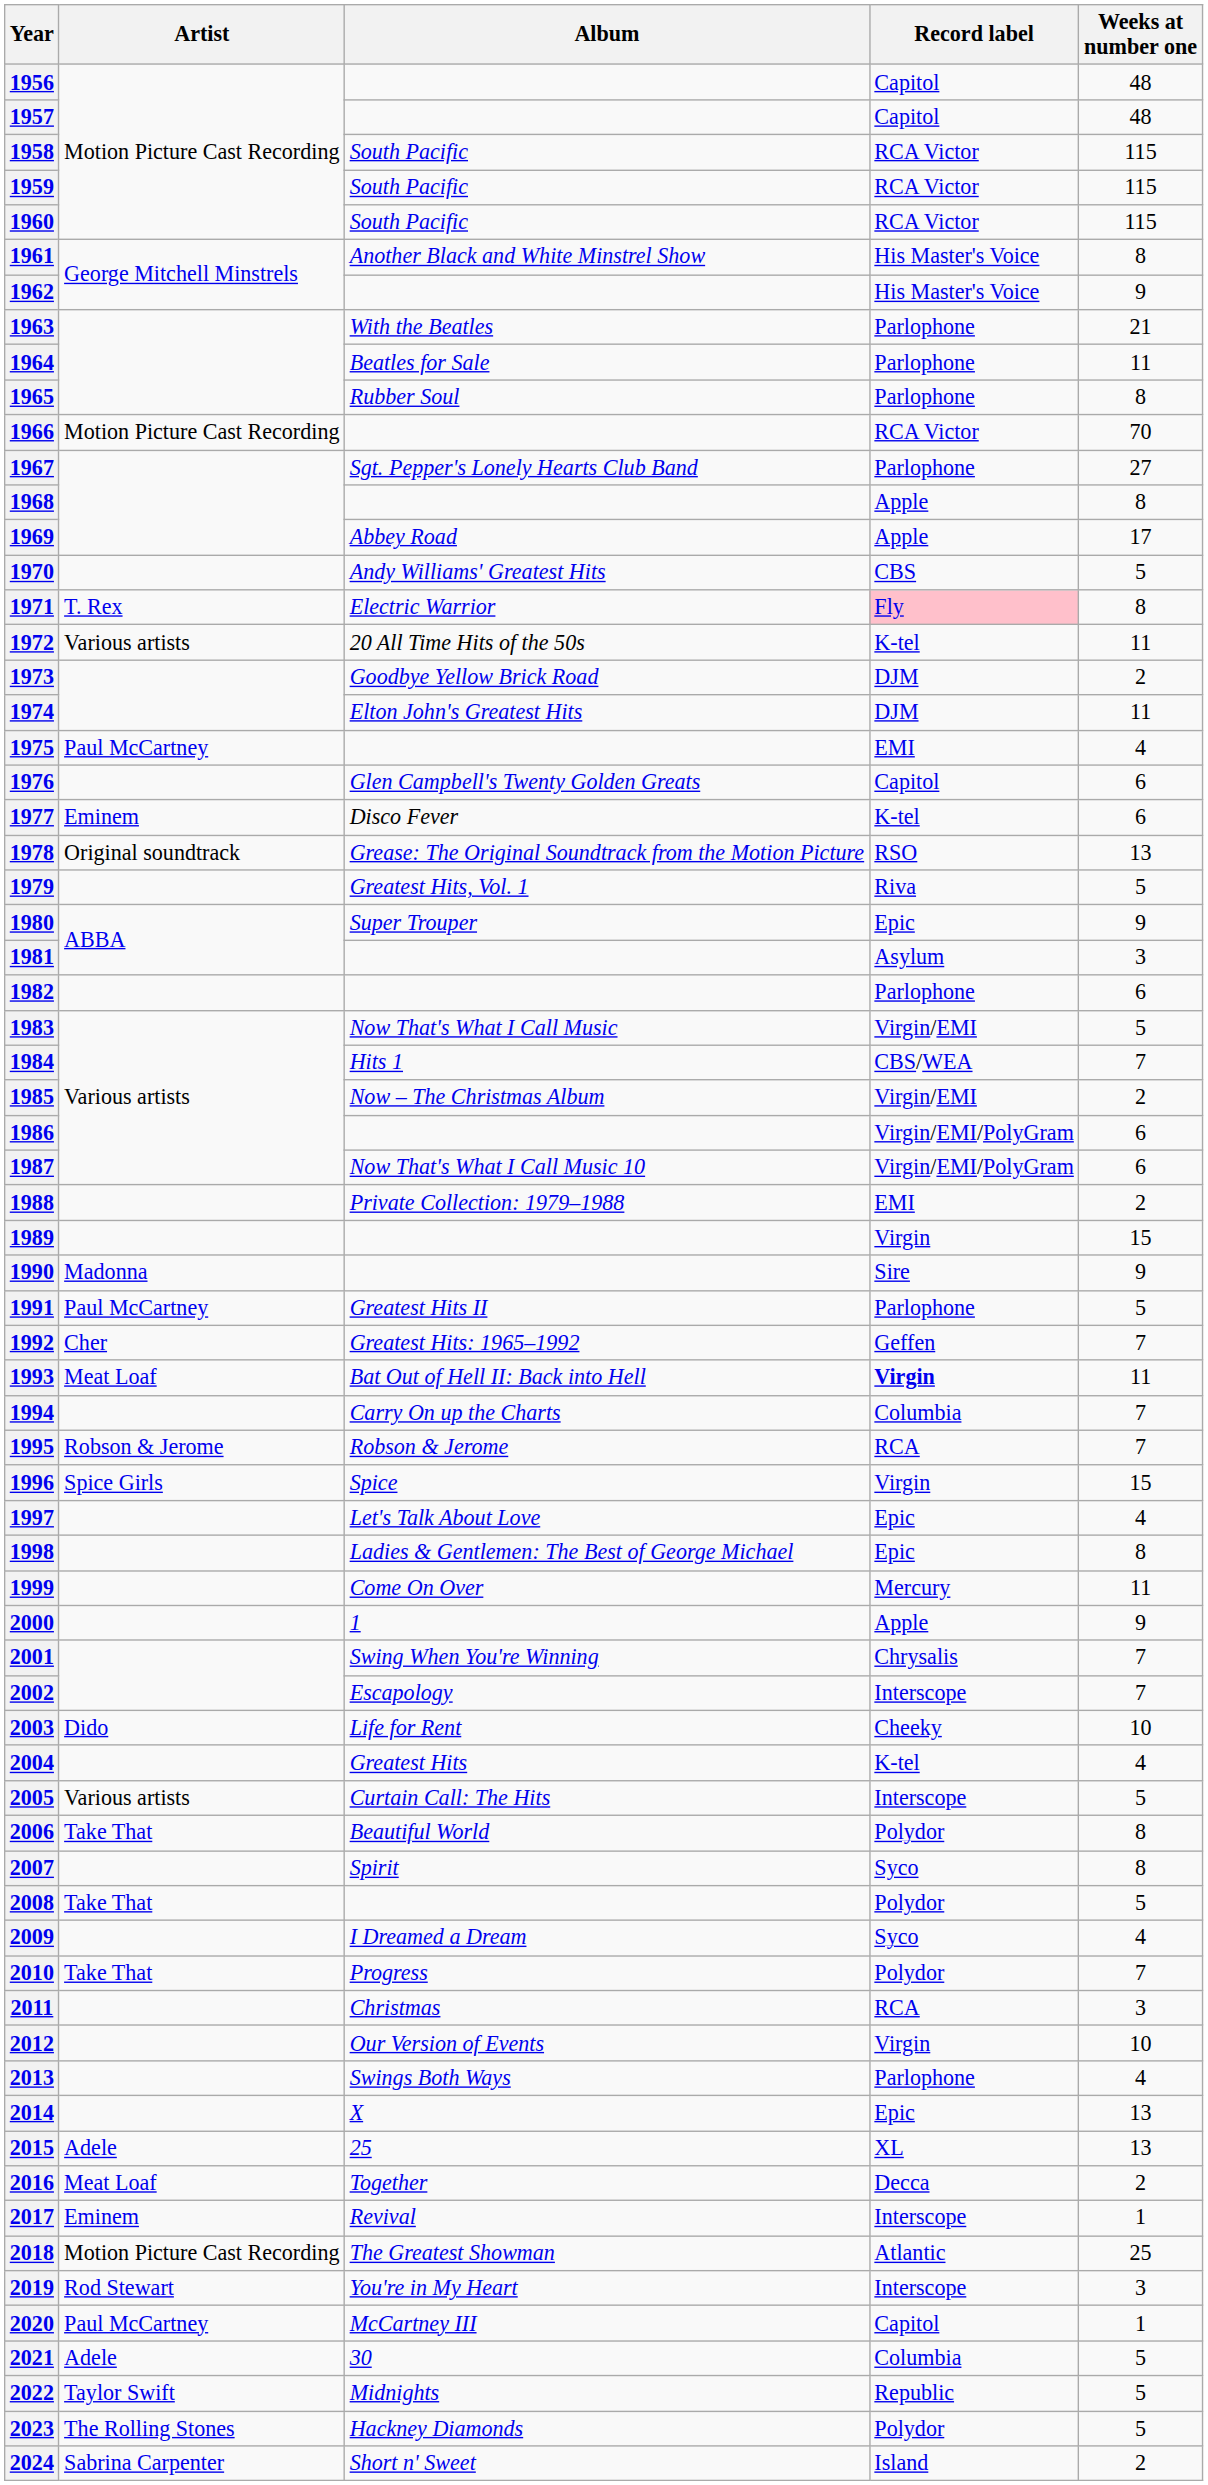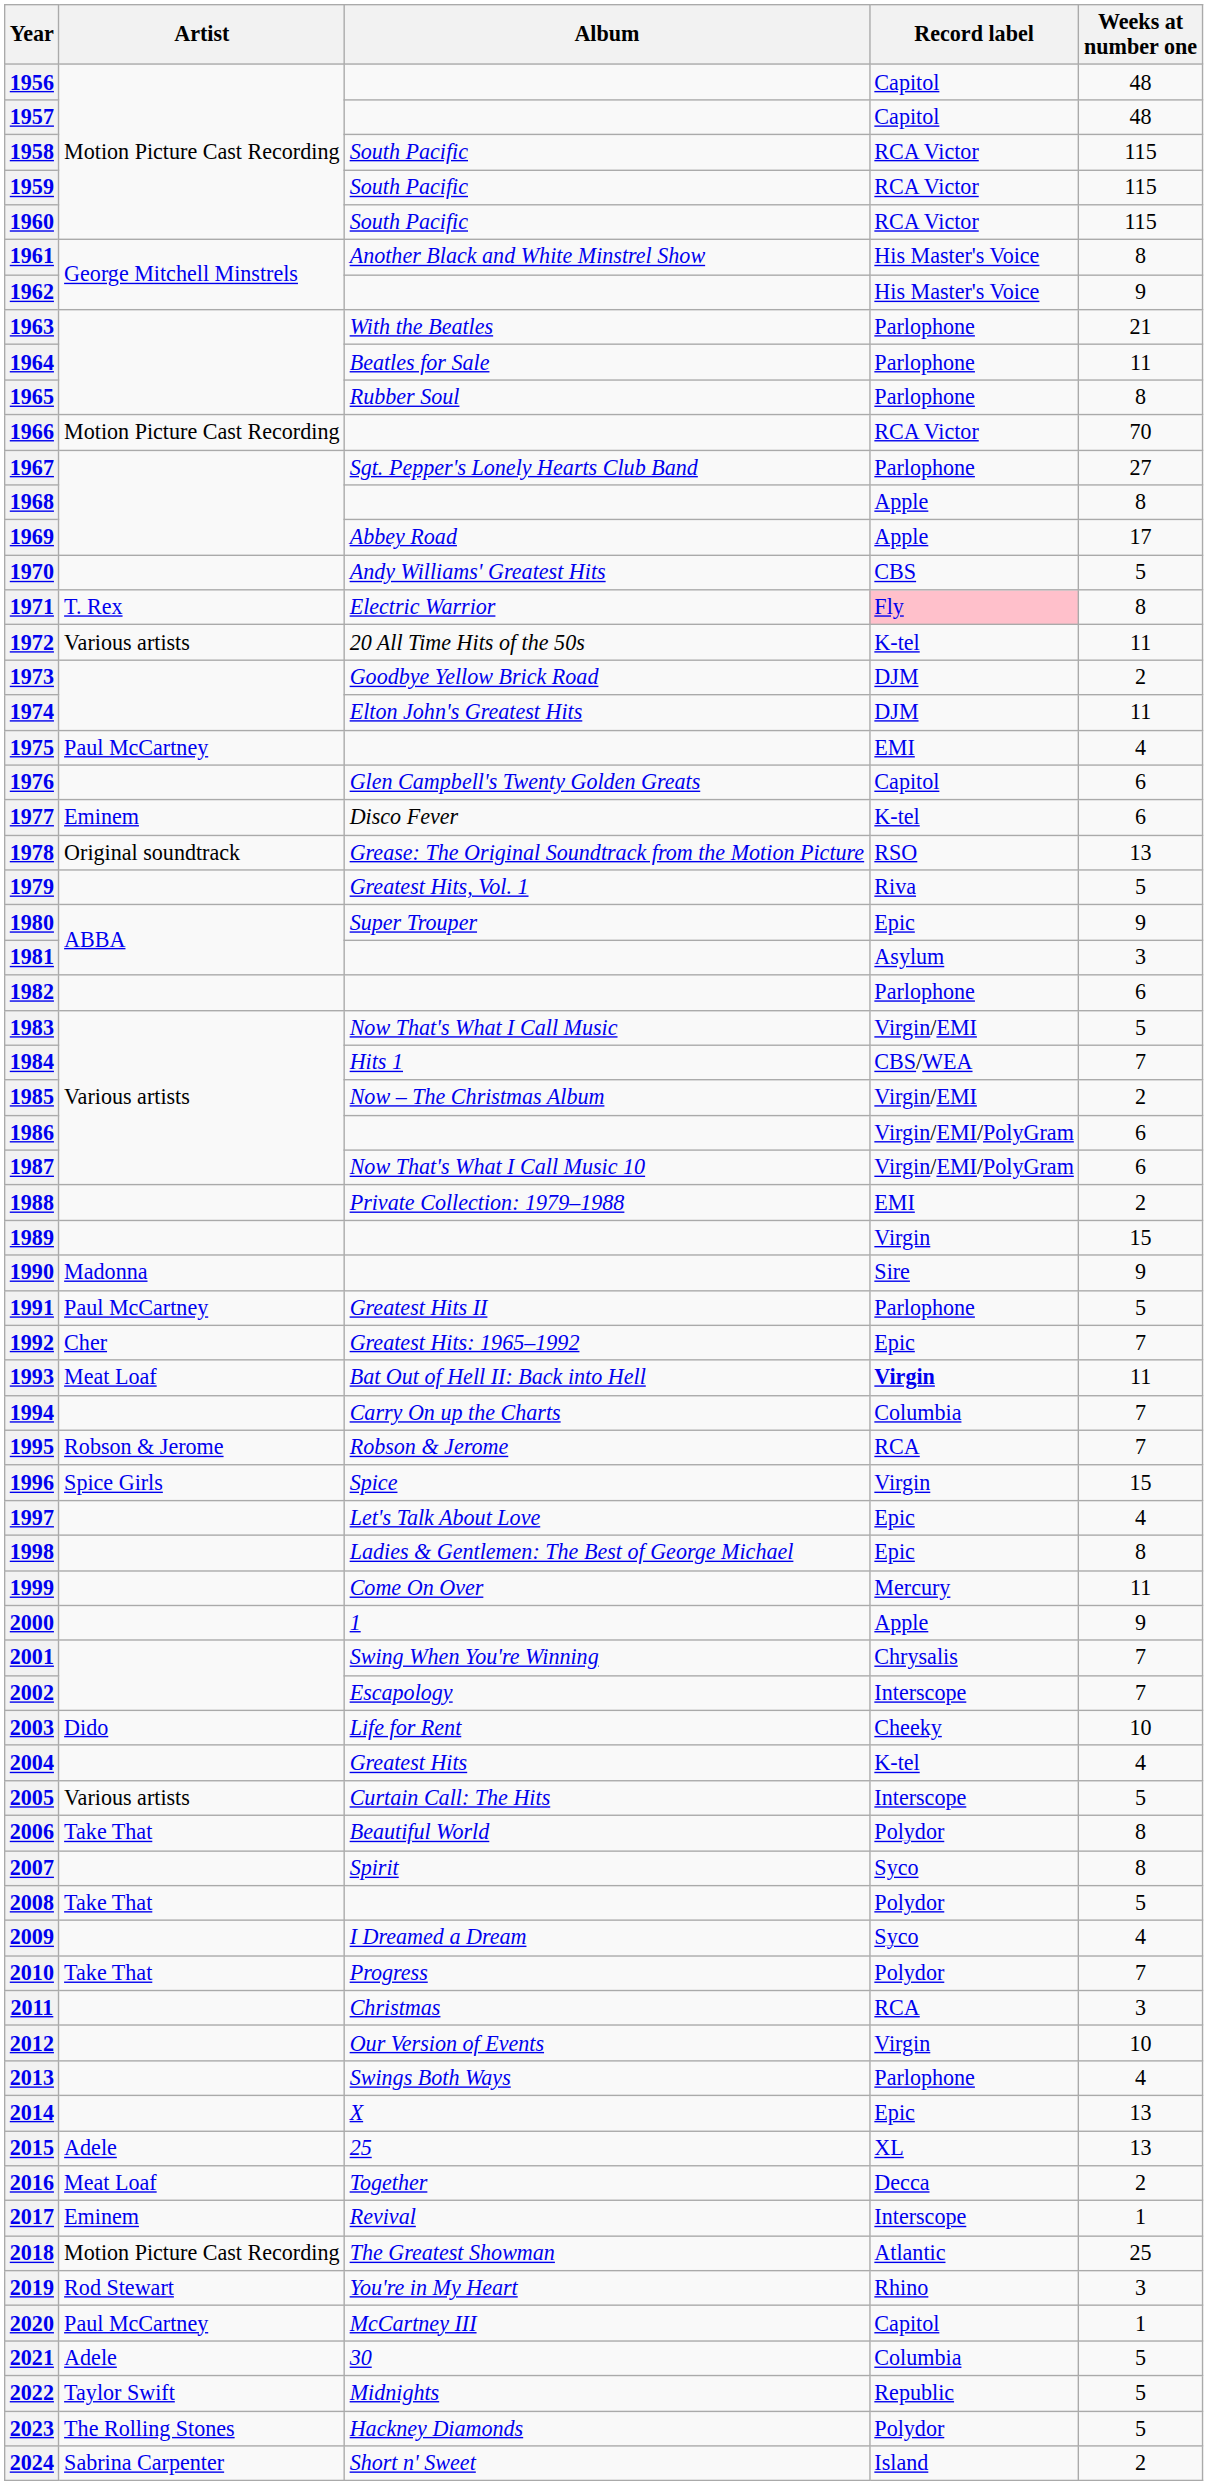(905, 1342) Geffen -> (895, 1342) Epic
(920, 2287) Interscope -> (901, 2287) Rhino
